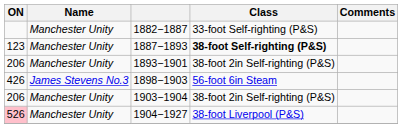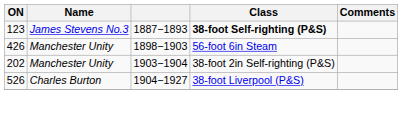- row: (160, 30)
(71, 47) Manchester Unity -> (79, 30) James Stevens No.3
- row: (160, 64)
(79, 81) James Stevens No.3 -> (71, 47) Manchester Unity
(16, 98) 206 -> (16, 64) 202
(16, 115) pink background -> (16, 81) no background
(71, 115) Manchester Unity -> (65, 81) Charles Burton
